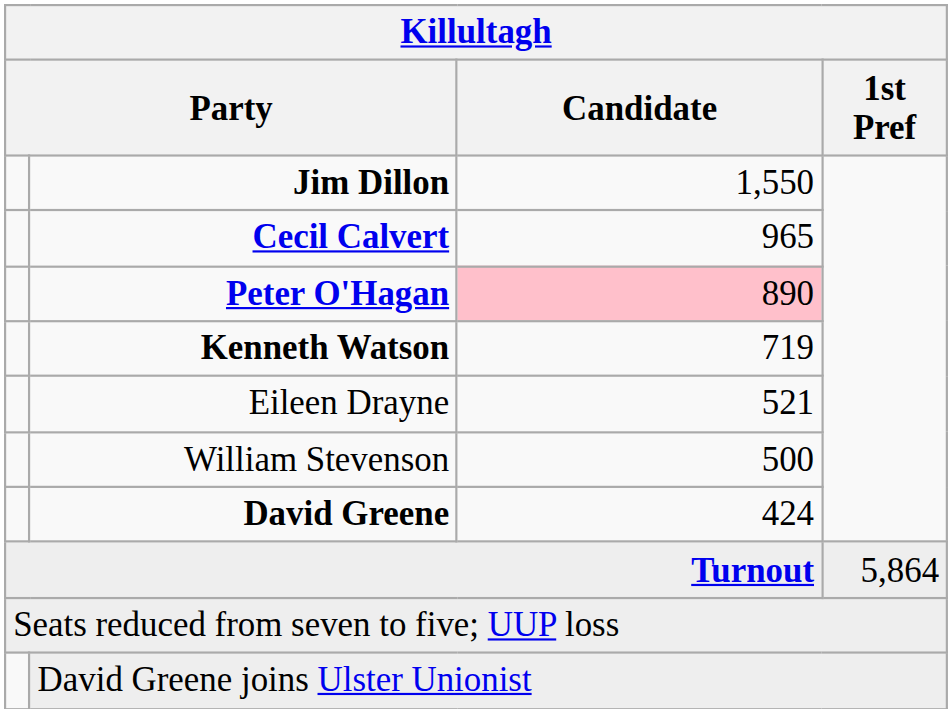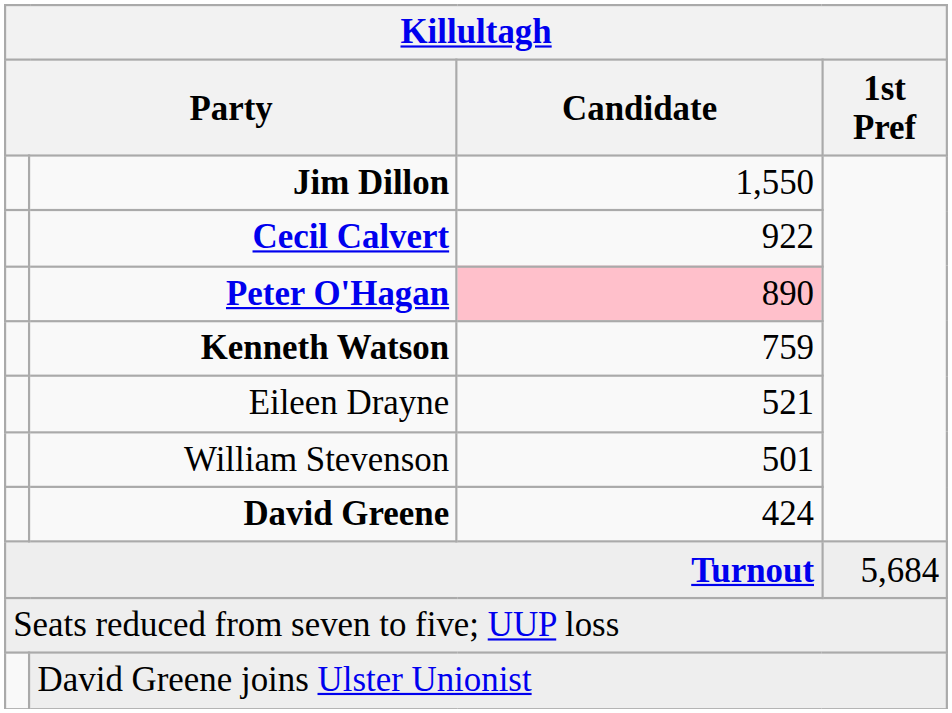(788, 237) 965 -> (788, 237) 922
(788, 347) 719 -> (788, 347) 759
(788, 458) 500 -> (788, 458) 501
(900, 569) 5,864 -> (900, 569) 5,684
